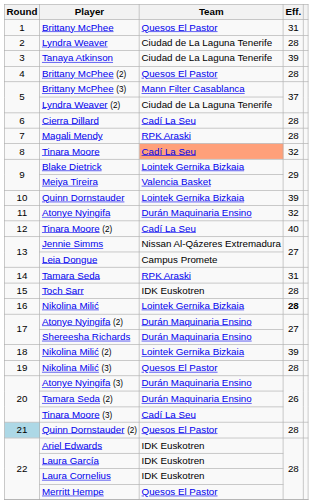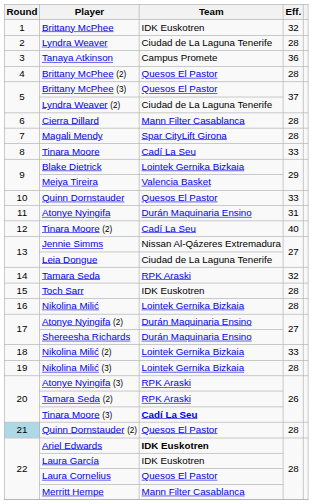(180, 27) Quesos El Pastor -> (173, 27) IDK Euskotren
(293, 27) 31 -> (293, 27) 32
(207, 58) Ciudad de La Laguna Tenerife -> (180, 58) Campus Promete
(293, 58) 39 -> (293, 58) 36
(193, 89) Mann Filter Casablanca -> (180, 89) Quesos El Pastor
(169, 120) Cadí La Seu -> (193, 120) Mann Filter Casablanca
(166, 136) RPK Araski -> (184, 136) Spar CityLift Girona
(169, 151) lightsalmon background -> (169, 151) no background
(293, 151) 32 -> (293, 151) 33
(193, 197) Lointek Gernika Bizkaia -> (180, 197) Quesos El Pastor
(293, 197) 39 -> (293, 197) 33
(293, 213) 32 -> (293, 213) 31
(180, 259) Campus Promete -> (207, 259) Ciudad de La Laguna Tenerife
(293, 275) 31 -> (293, 275) 32
(293, 306) bold -> (293, 306) normal
(293, 352) 39 -> (293, 352) 33
(180, 368) Quesos El Pastor -> (193, 368) Lointek Gernika Bizkaia
(197, 383) Durán Maquinaria Ensino -> (166, 383) RPK Araski
(197, 399) Durán Maquinaria Ensino -> (166, 399) RPK Araski
(169, 414) normal -> (170, 414) bold
(173, 445) normal -> (175, 445) bold
(173, 476) IDK Euskotren -> (180, 476) Quesos El Pastor
(180, 492) Quesos El Pastor -> (193, 492) Mann Filter Casablanca
